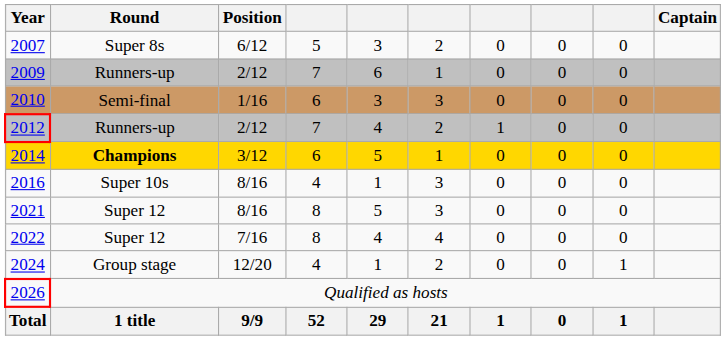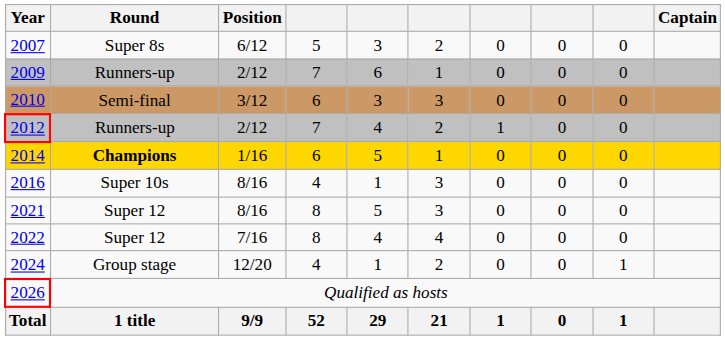(252, 99) 1/16 -> (252, 99) 3/12
(252, 155) 3/12 -> (252, 155) 1/16
